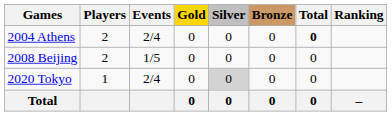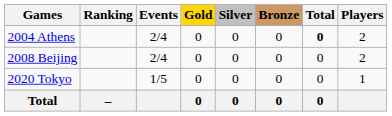columns swapped: (105, 15) <-> (359, 15)
(152, 57) 1/5 -> (158, 57) 2/4
(152, 79) 2/4 -> (158, 79) 1/5
(229, 79) lightgrey background -> (235, 79) no background
